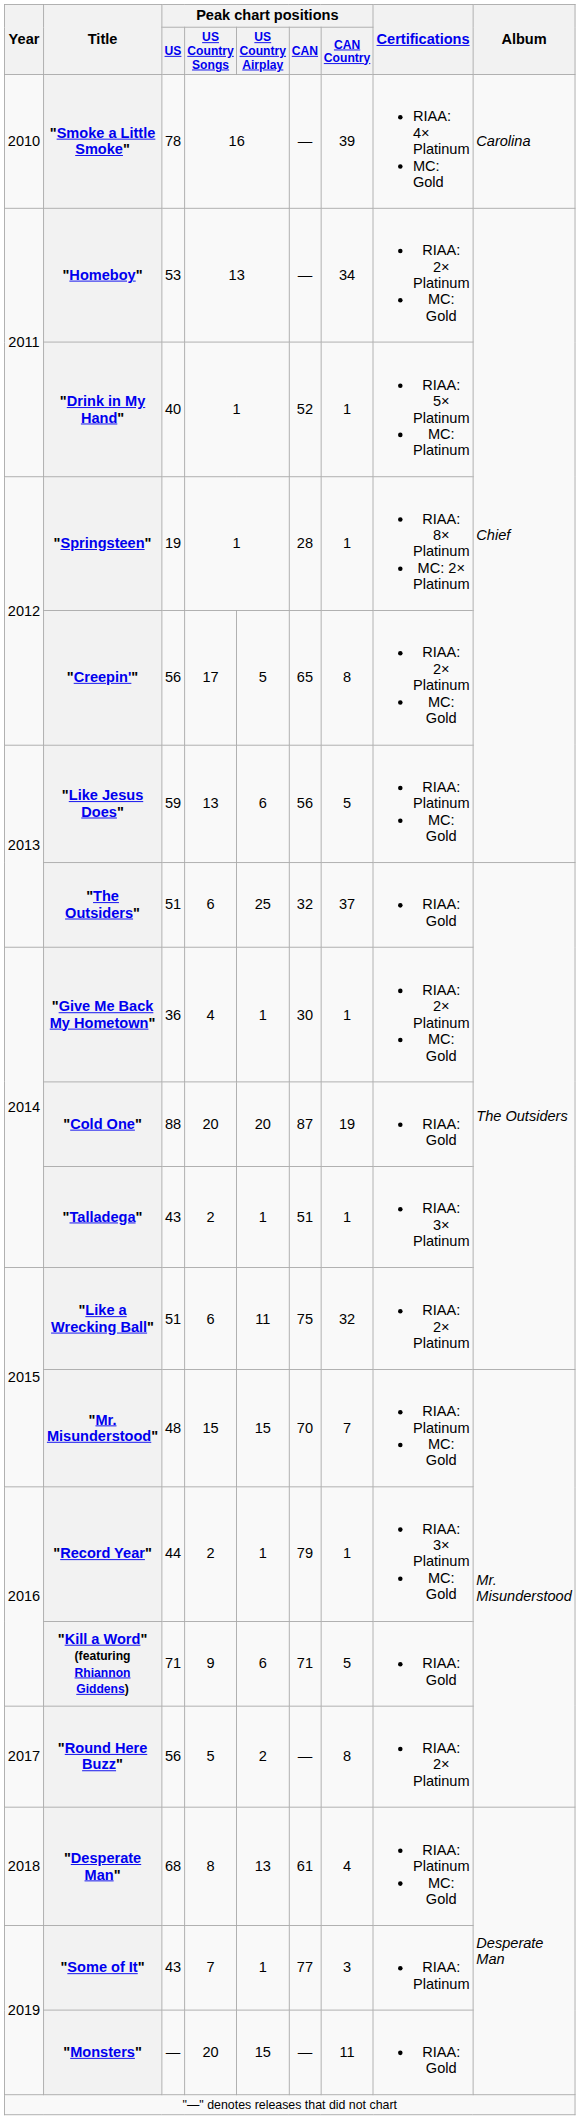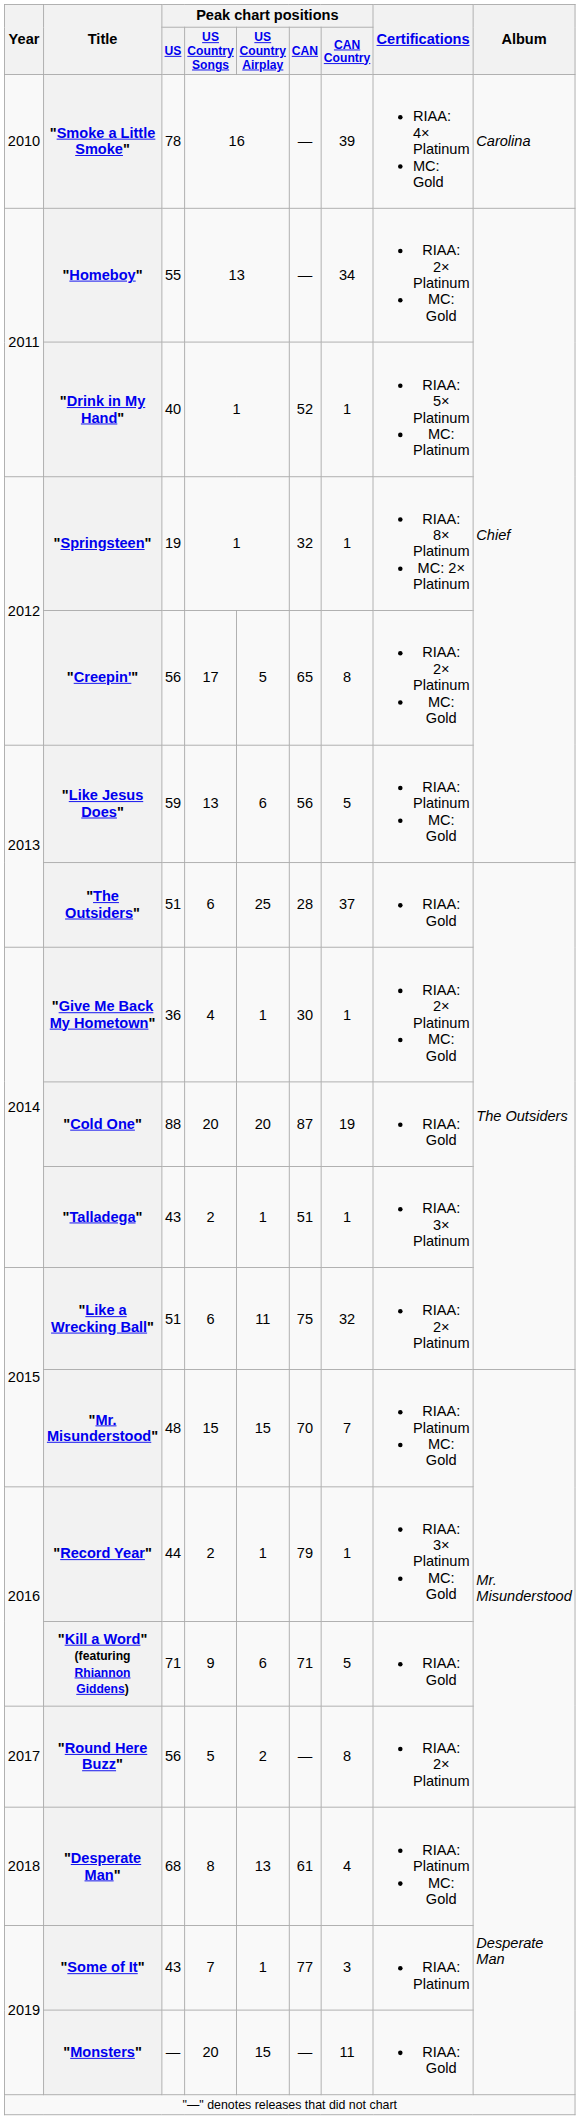(173, 275) 53 -> (173, 275) 55
(305, 543) 28 -> (305, 543) 32
(305, 905) 32 -> (305, 905) 28
